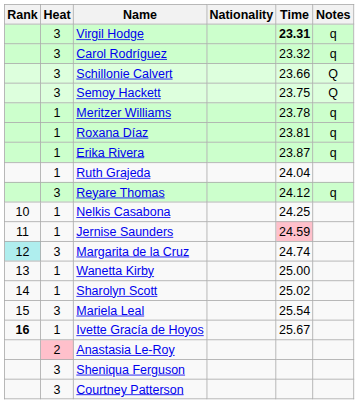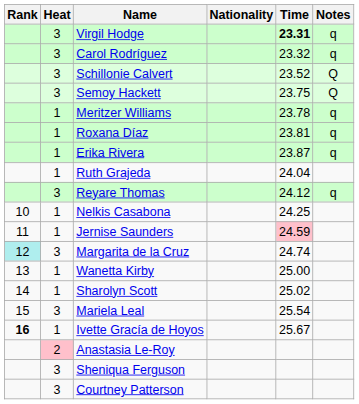(295, 74) 23.66 -> (295, 74) 23.52
